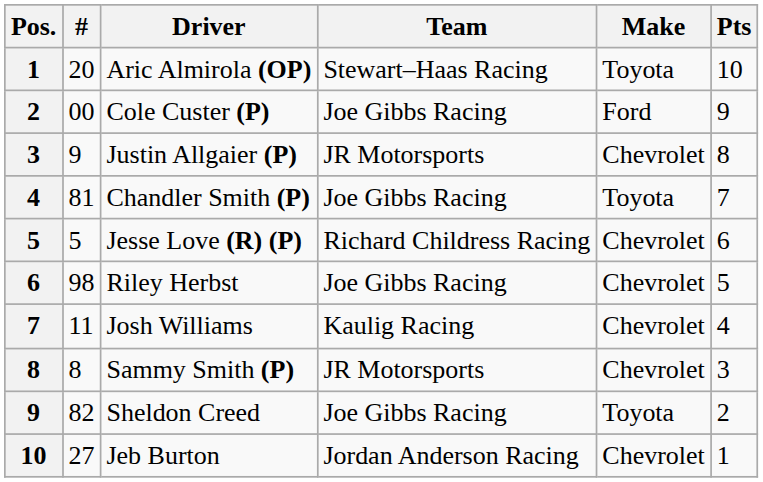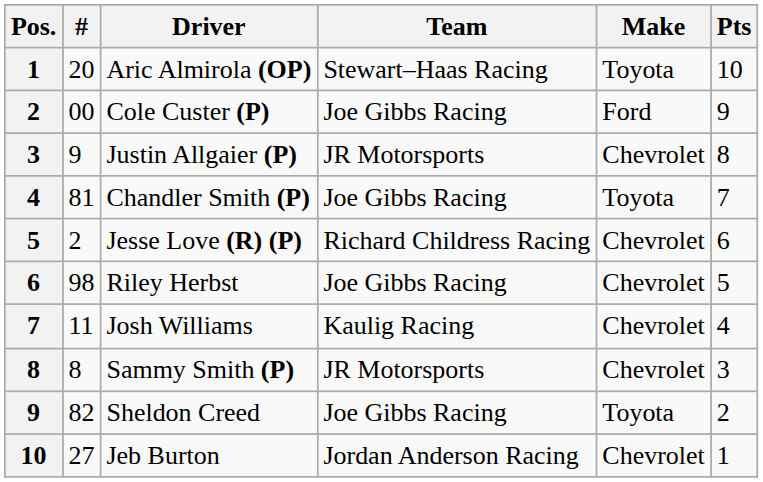(75, 240) 5 -> (75, 240) 2
